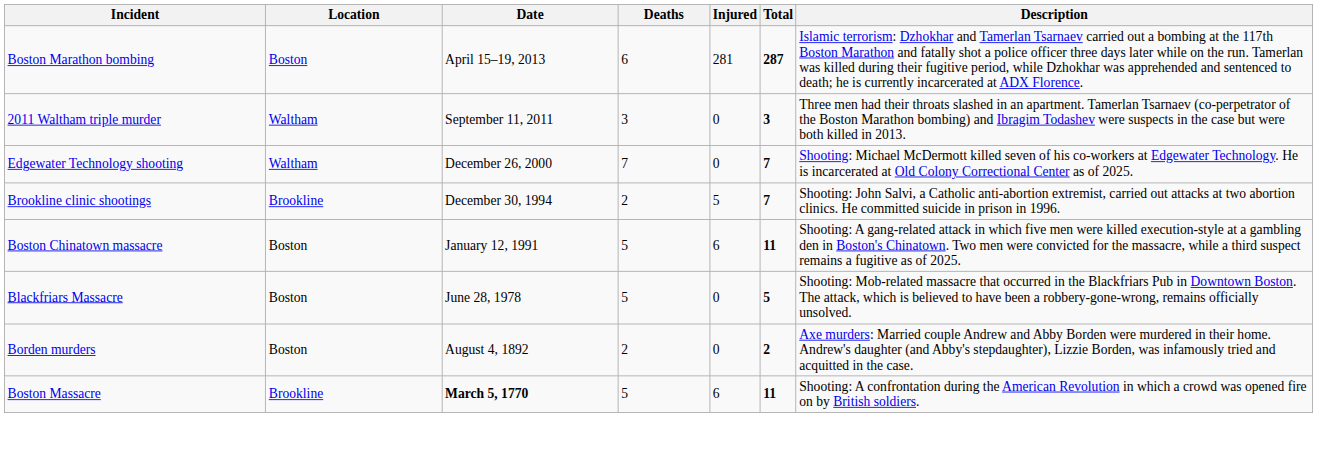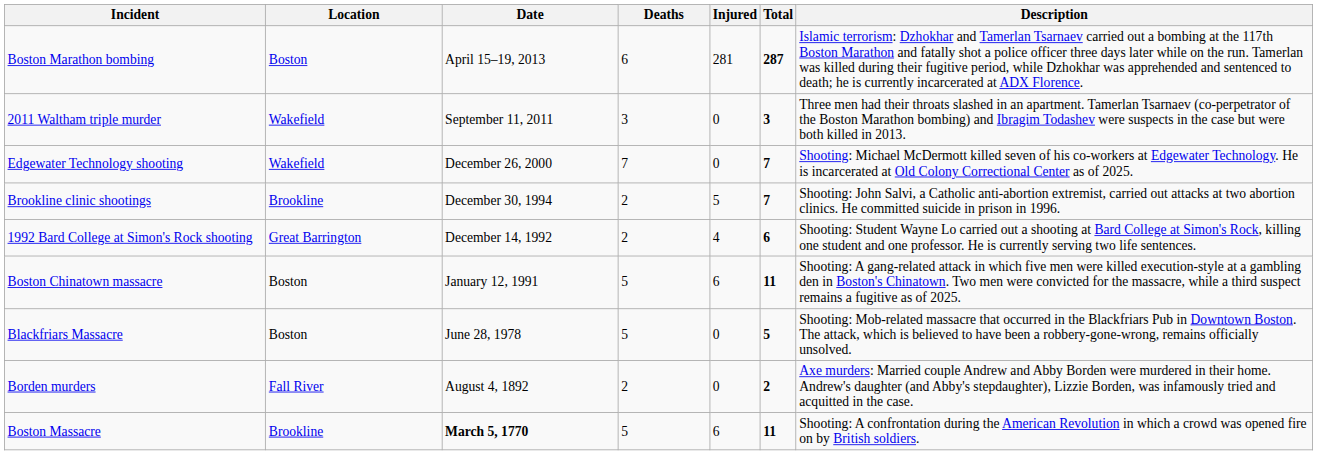(293, 119) Waltham -> (297, 119) Wakefield
(293, 164) Waltham -> (297, 164) Wakefield
+ row: (130, 237)
(288, 349) Boston -> (296, 386) Fall River
